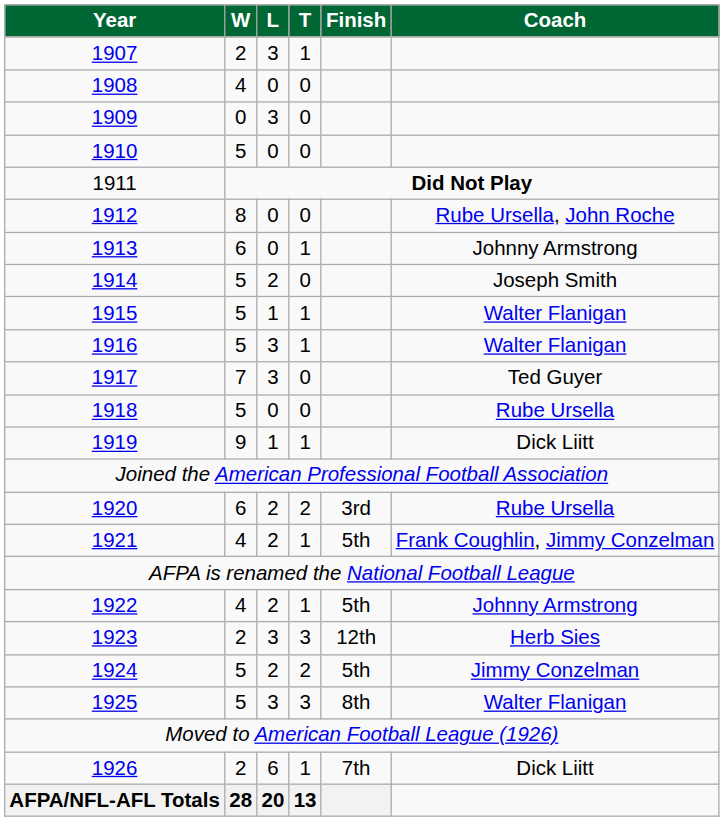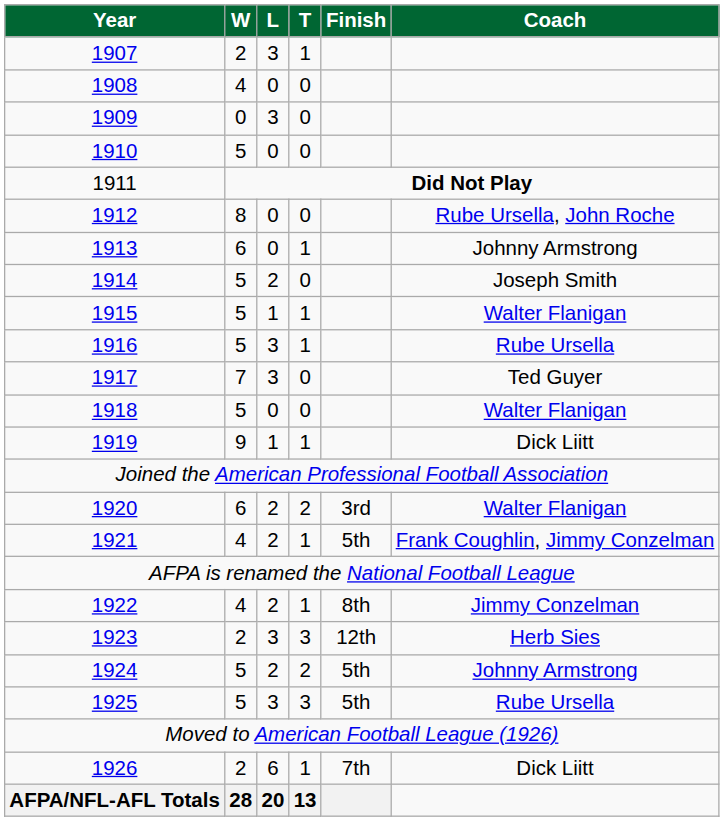(555, 345) Walter Flanigan -> (555, 345) Rube Ursella
(555, 410) Rube Ursella -> (555, 410) Walter Flanigan
(555, 507) Rube Ursella -> (555, 507) Walter Flanigan
(356, 605) 5th -> (356, 605) 8th
(555, 605) Johnny Armstrong -> (555, 605) Jimmy Conzelman
(555, 670) Jimmy Conzelman -> (555, 670) Johnny Armstrong
(356, 702) 8th -> (356, 702) 5th
(555, 702) Walter Flanigan -> (555, 702) Rube Ursella
